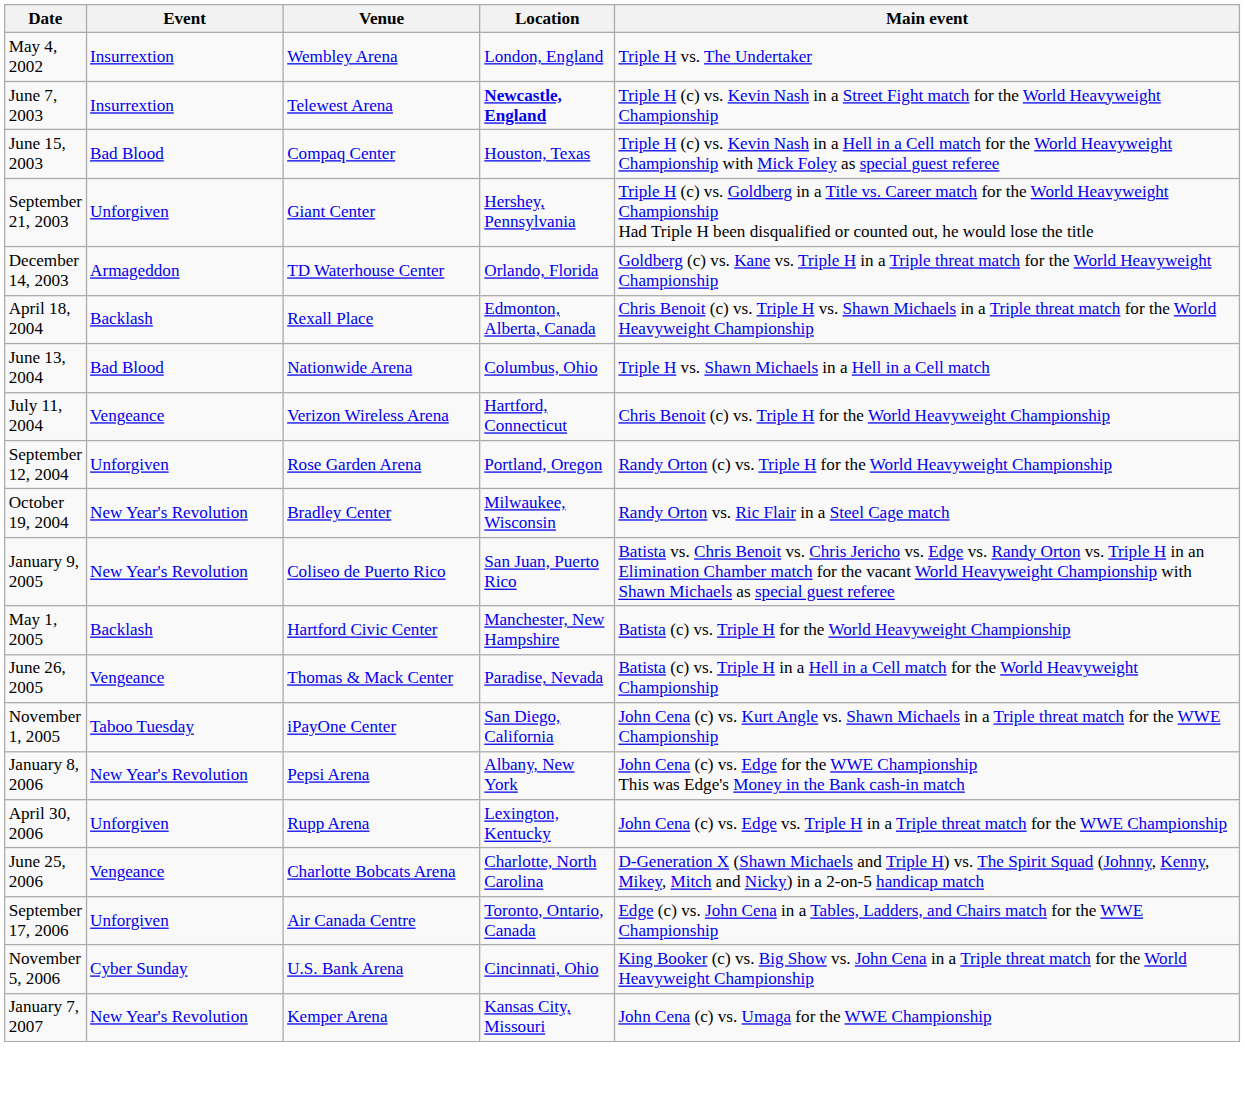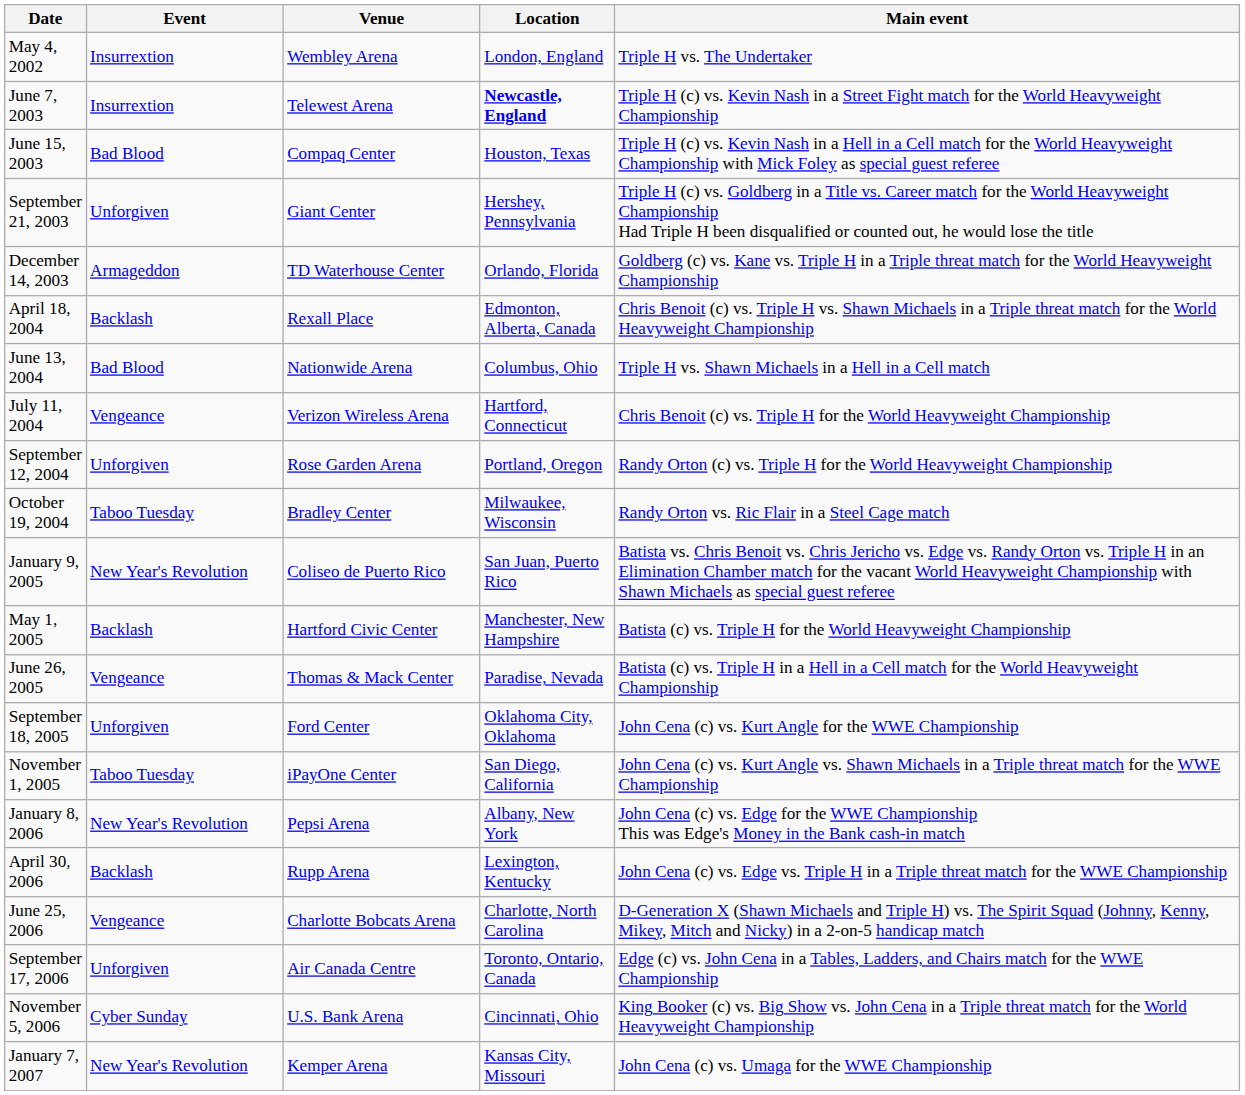(169, 512) New Year's Revolution -> (142, 512) Taboo Tuesday
+ row: (45, 726)
(129, 823) Unforgiven -> (121, 871) Backlash
